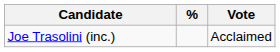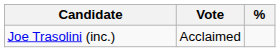columns swapped: (241, 15) <-> (192, 15)
